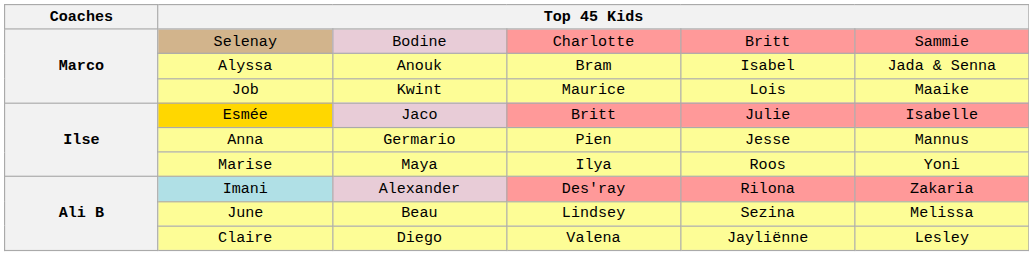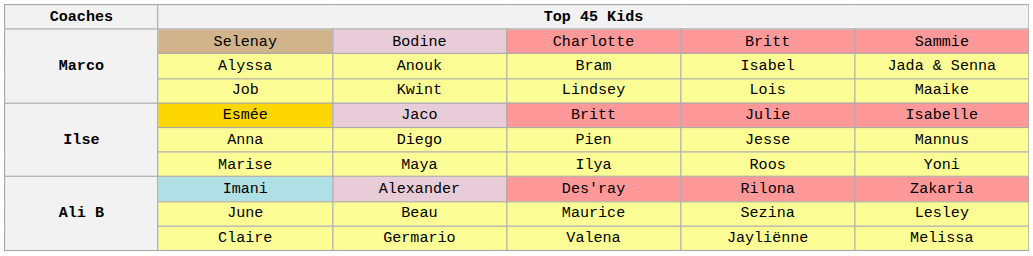(594, 91) Maurice -> (594, 91) Lindsey
(419, 140) Germario -> (419, 140) Diego
(594, 213) Lindsey -> (594, 213) Maurice
(942, 213) Melissa -> (942, 213) Lesley
(419, 238) Diego -> (419, 238) Germario
(942, 238) Lesley -> (942, 238) Melissa
